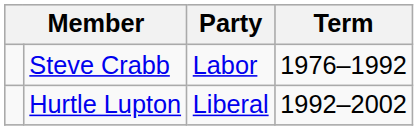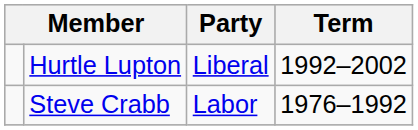rows swapped: (100, 64) <-> (105, 104)
